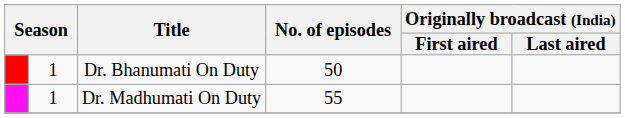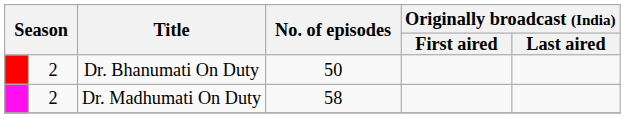(53, 69) 1 -> (53, 69) 2
(53, 98) 1 -> (53, 98) 2
(333, 98) 55 -> (333, 98) 58
